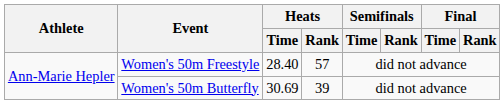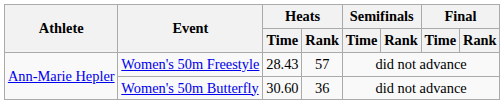(282, 64) 28.40 -> (282, 64) 28.43
(282, 88) 30.69 -> (282, 88) 30.60
(322, 88) 39 -> (322, 88) 36
